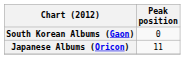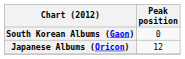(158, 47) 11 -> (158, 47) 12
